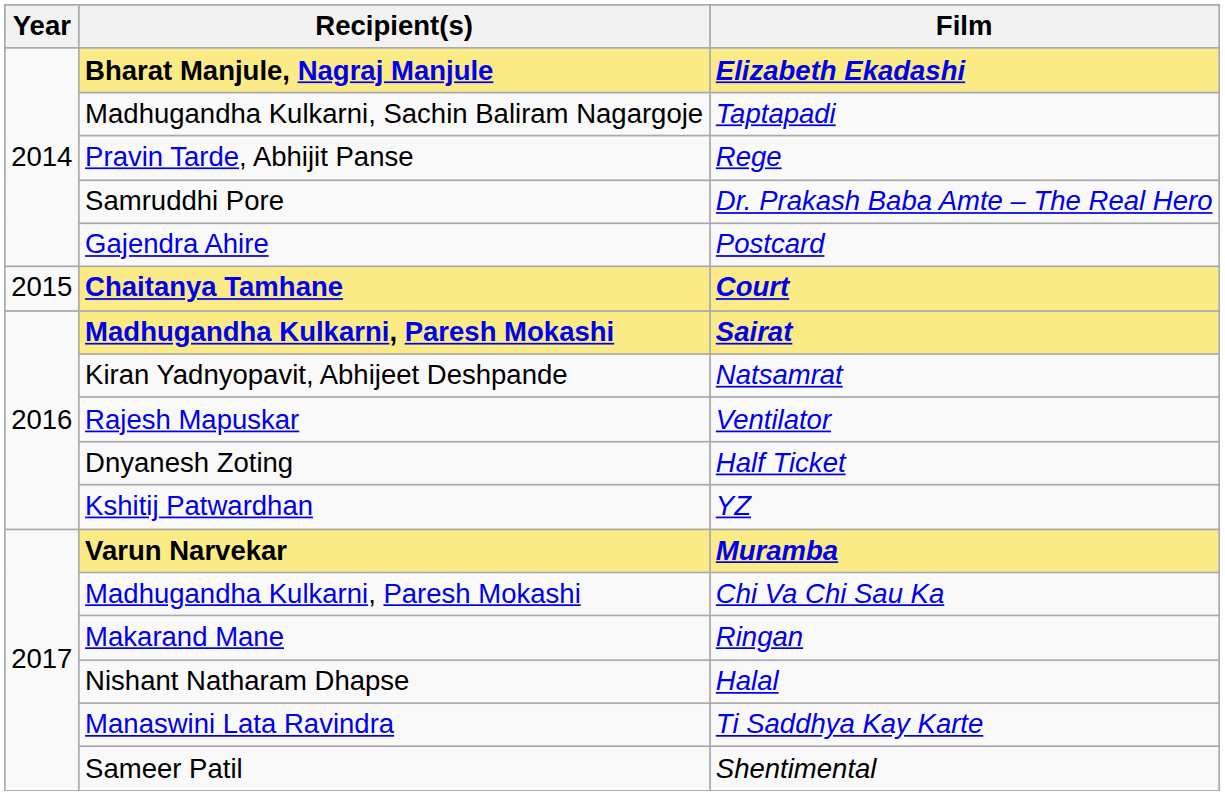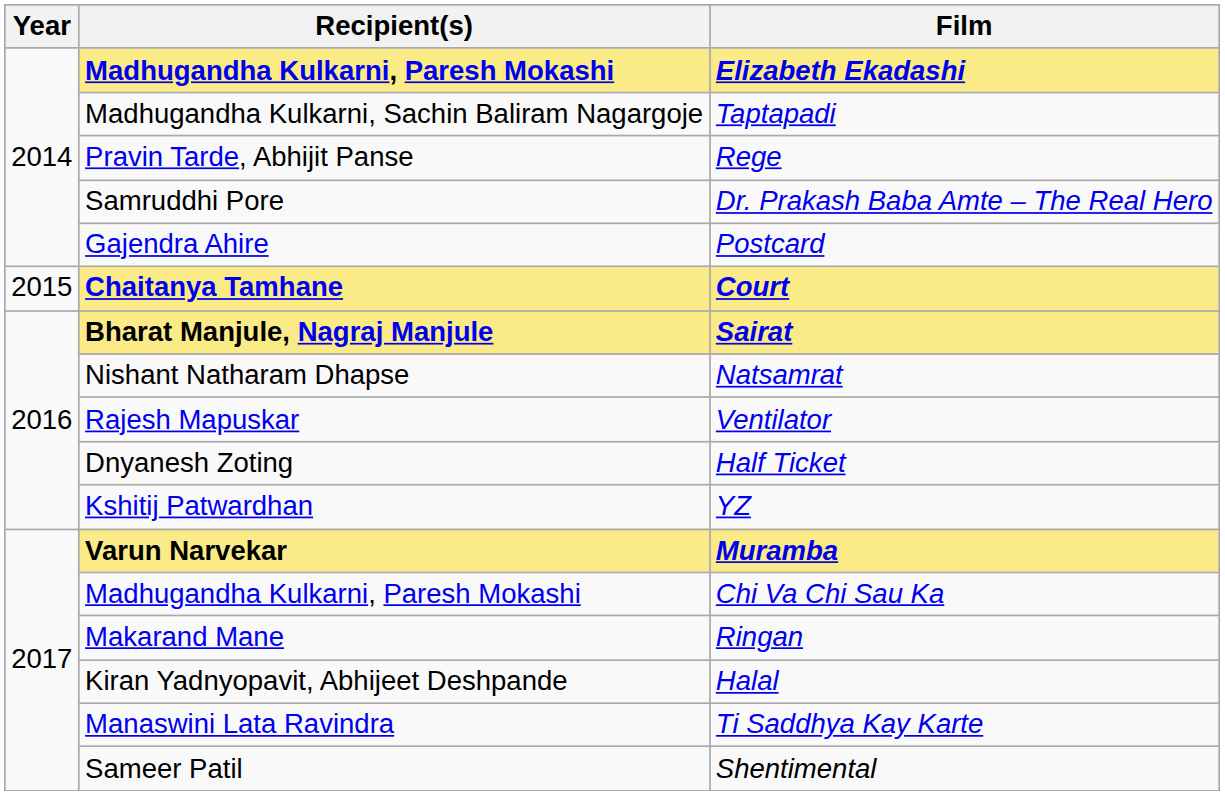(289, 69) Bharat Manjule, Nagraj Manjule -> (350, 69) Madhugandha Kulkarni, Paresh Mokashi
(350, 331) Madhugandha Kulkarni, Paresh Mokashi -> (289, 331) Bharat Manjule, Nagraj Manjule
(326, 375) Kiran Yadnyopavit, Abhijeet Deshpande -> (247, 375) Nishant Natharam Dhapse
(247, 680) Nishant Natharam Dhapse -> (326, 680) Kiran Yadnyopavit, Abhijeet Deshpande
